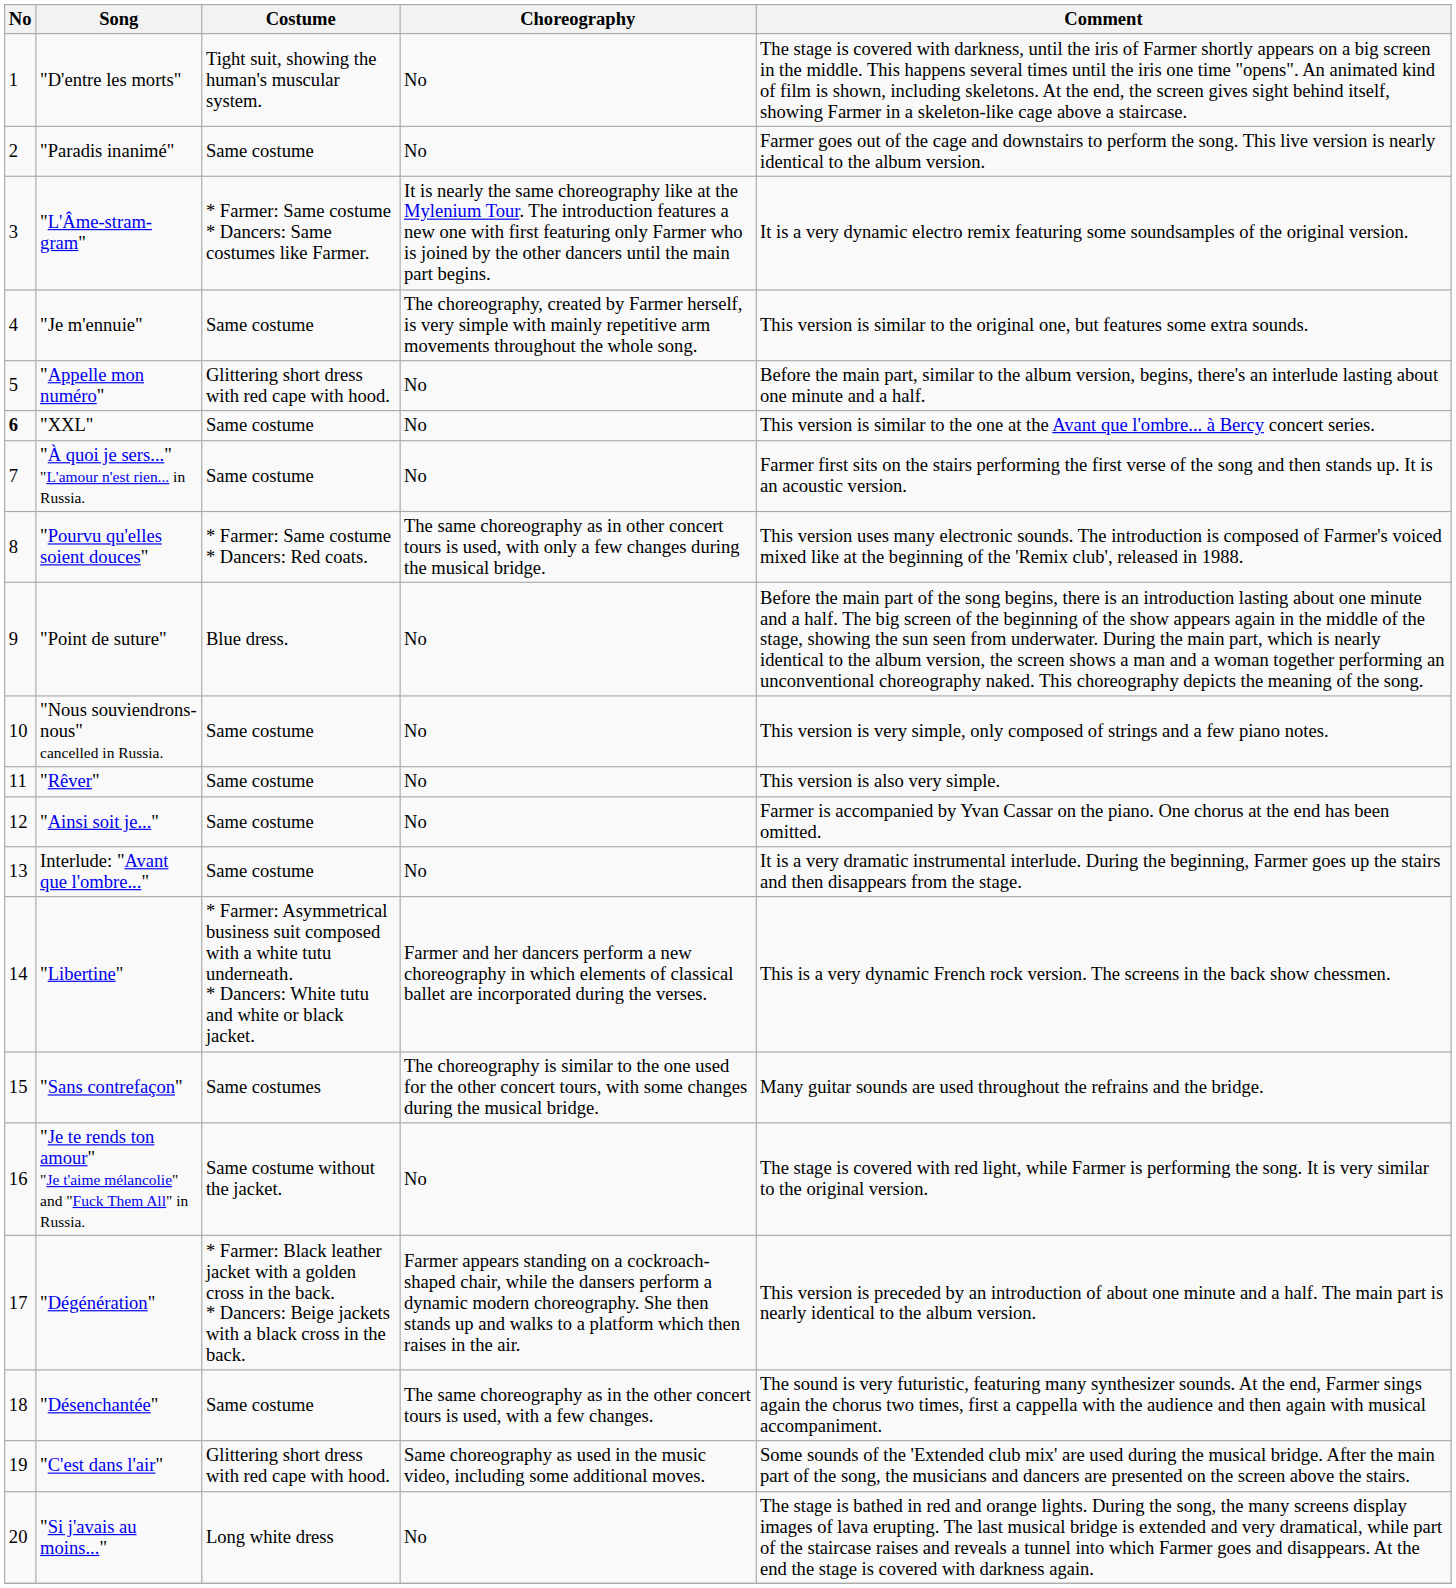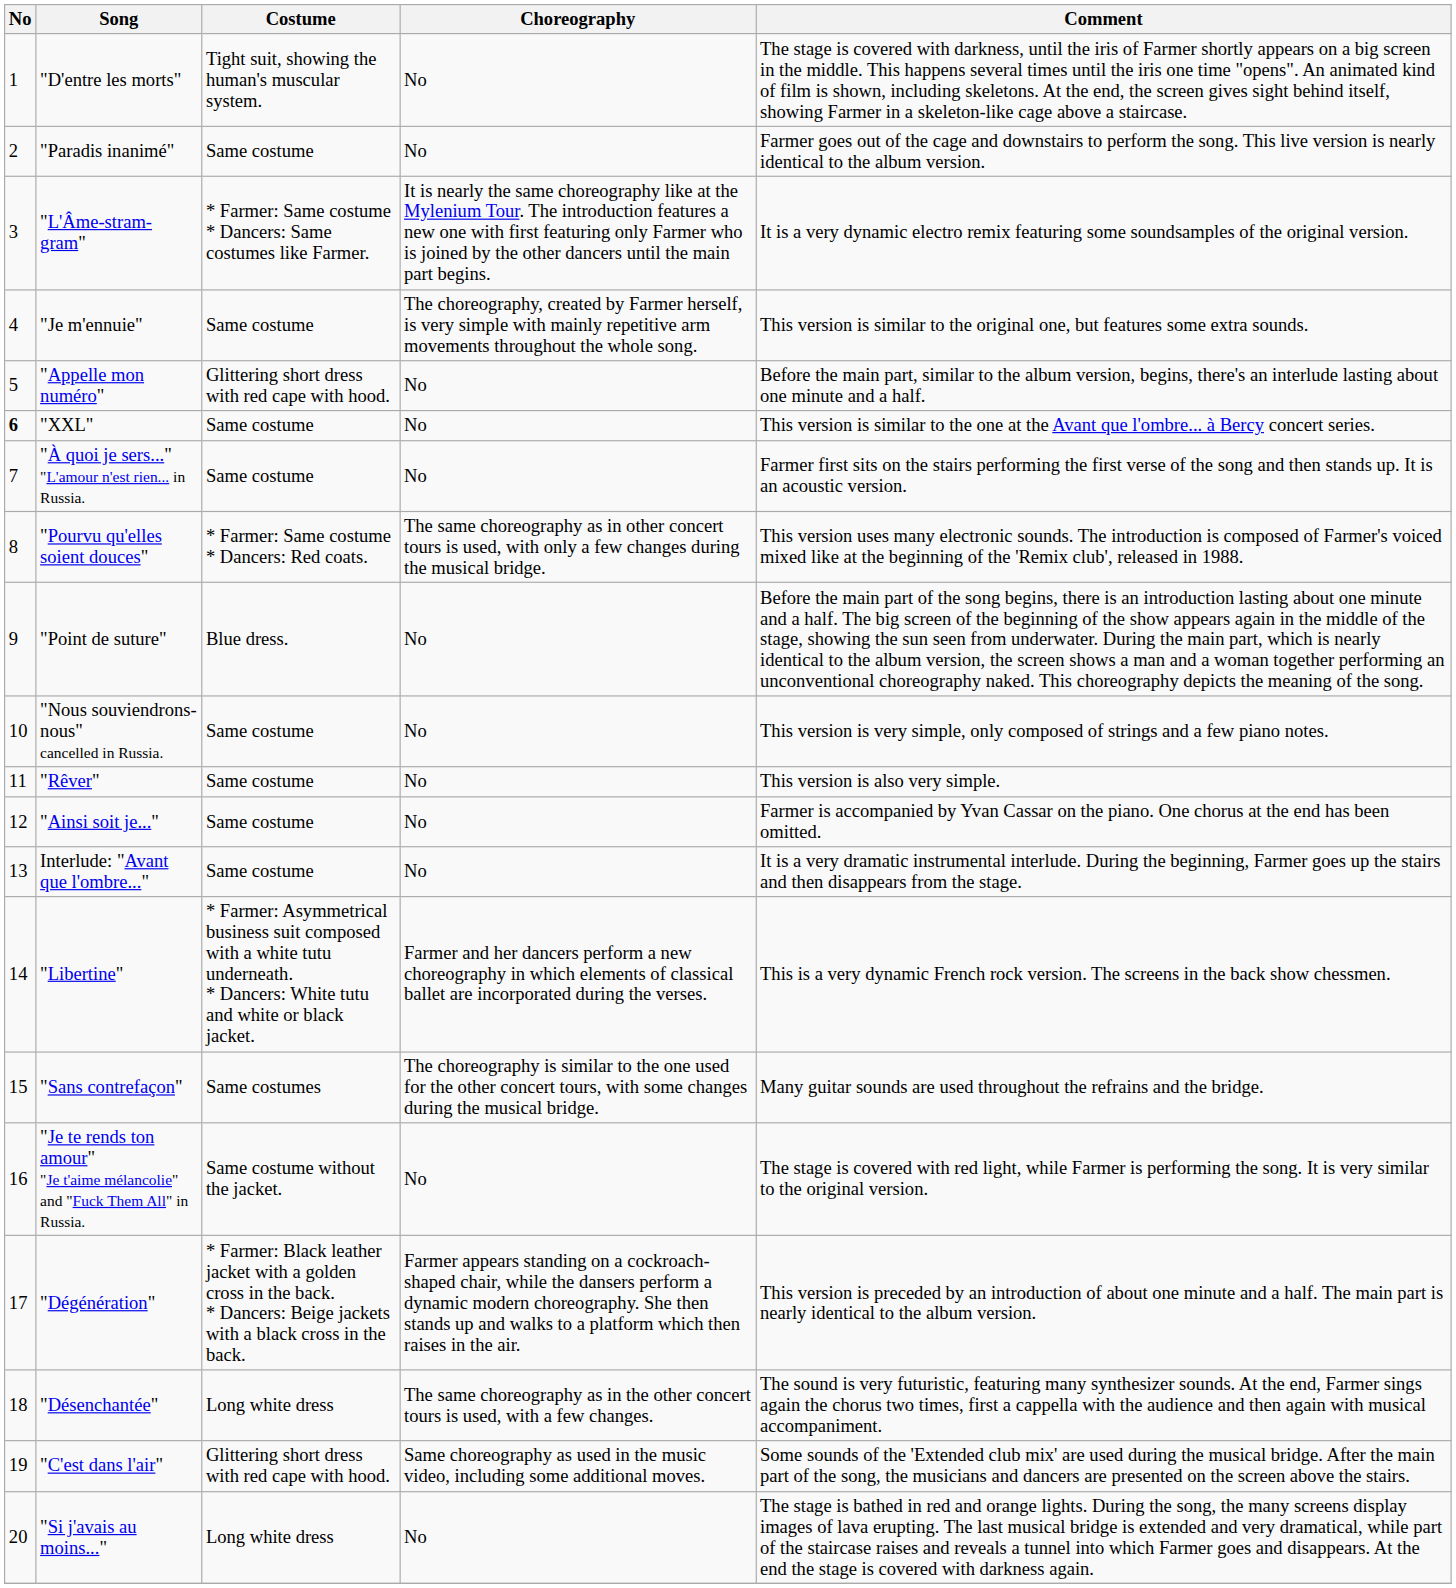(260, 1405) Same costume -> (270, 1405) Long white dress
